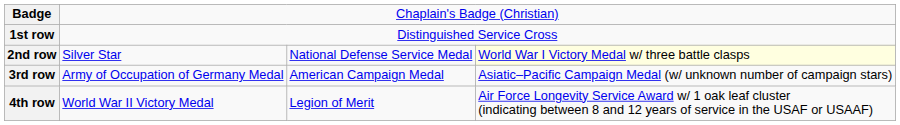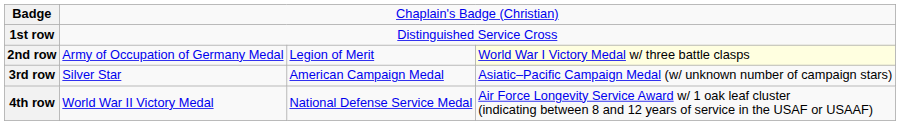(92, 55) Silver Star -> (173, 55) Army of Occupation of Germany Medal
(381, 55) National Defense Service Medal -> (332, 55) Legion of Merit
(173, 75) Army of Occupation of Germany Medal -> (92, 75) Silver Star
(332, 103) Legion of Merit -> (381, 103) National Defense Service Medal
